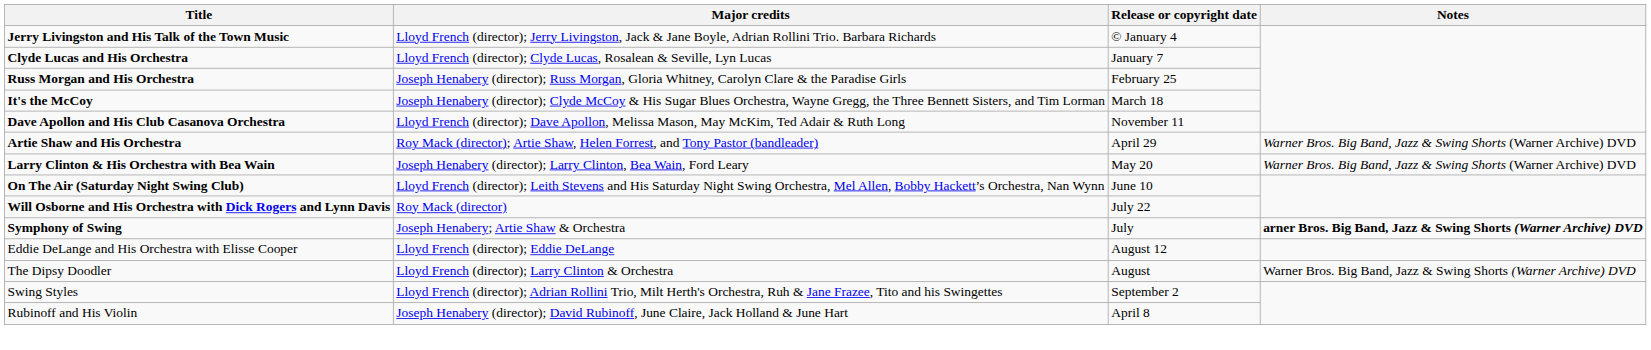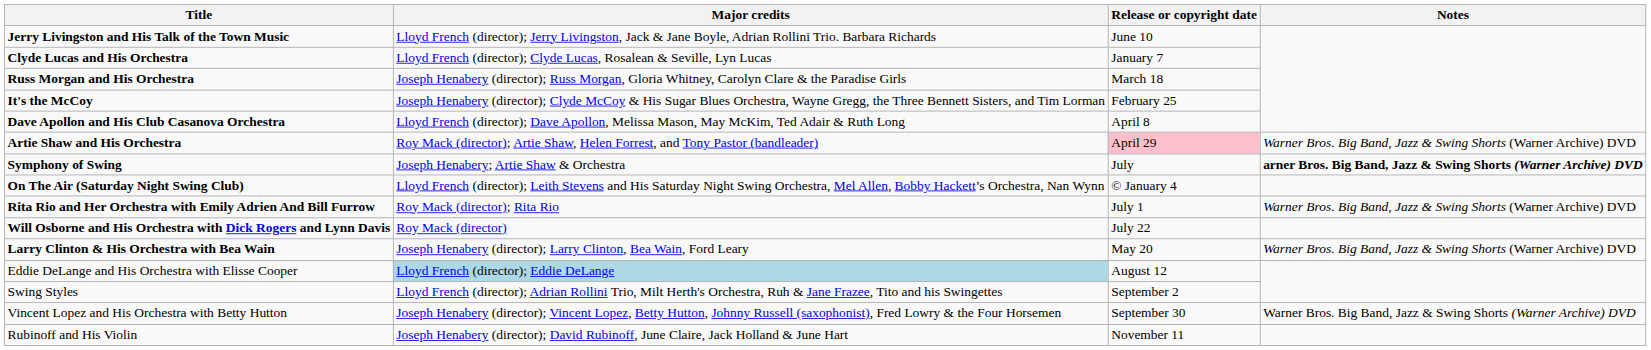(1144, 36) © January 4 -> (1132, 36) June 10
(1144, 79) February 25 -> (1137, 79) March 18
(1137, 100) March 18 -> (1144, 100) February 25
(1148, 121) November 11 -> (1130, 121) April 8
(1134, 143) no background -> (1134, 143) pink background
rows swapped: (141, 164) <-> (65, 228)
(1132, 185) June 10 -> (1144, 185) © January 4
+ row: (191, 206)
(505, 249) no background -> (505, 270) lightblue background
- row: (59, 270)
+ row: (147, 313)
(1130, 313) April 8 -> (1148, 334) November 11
